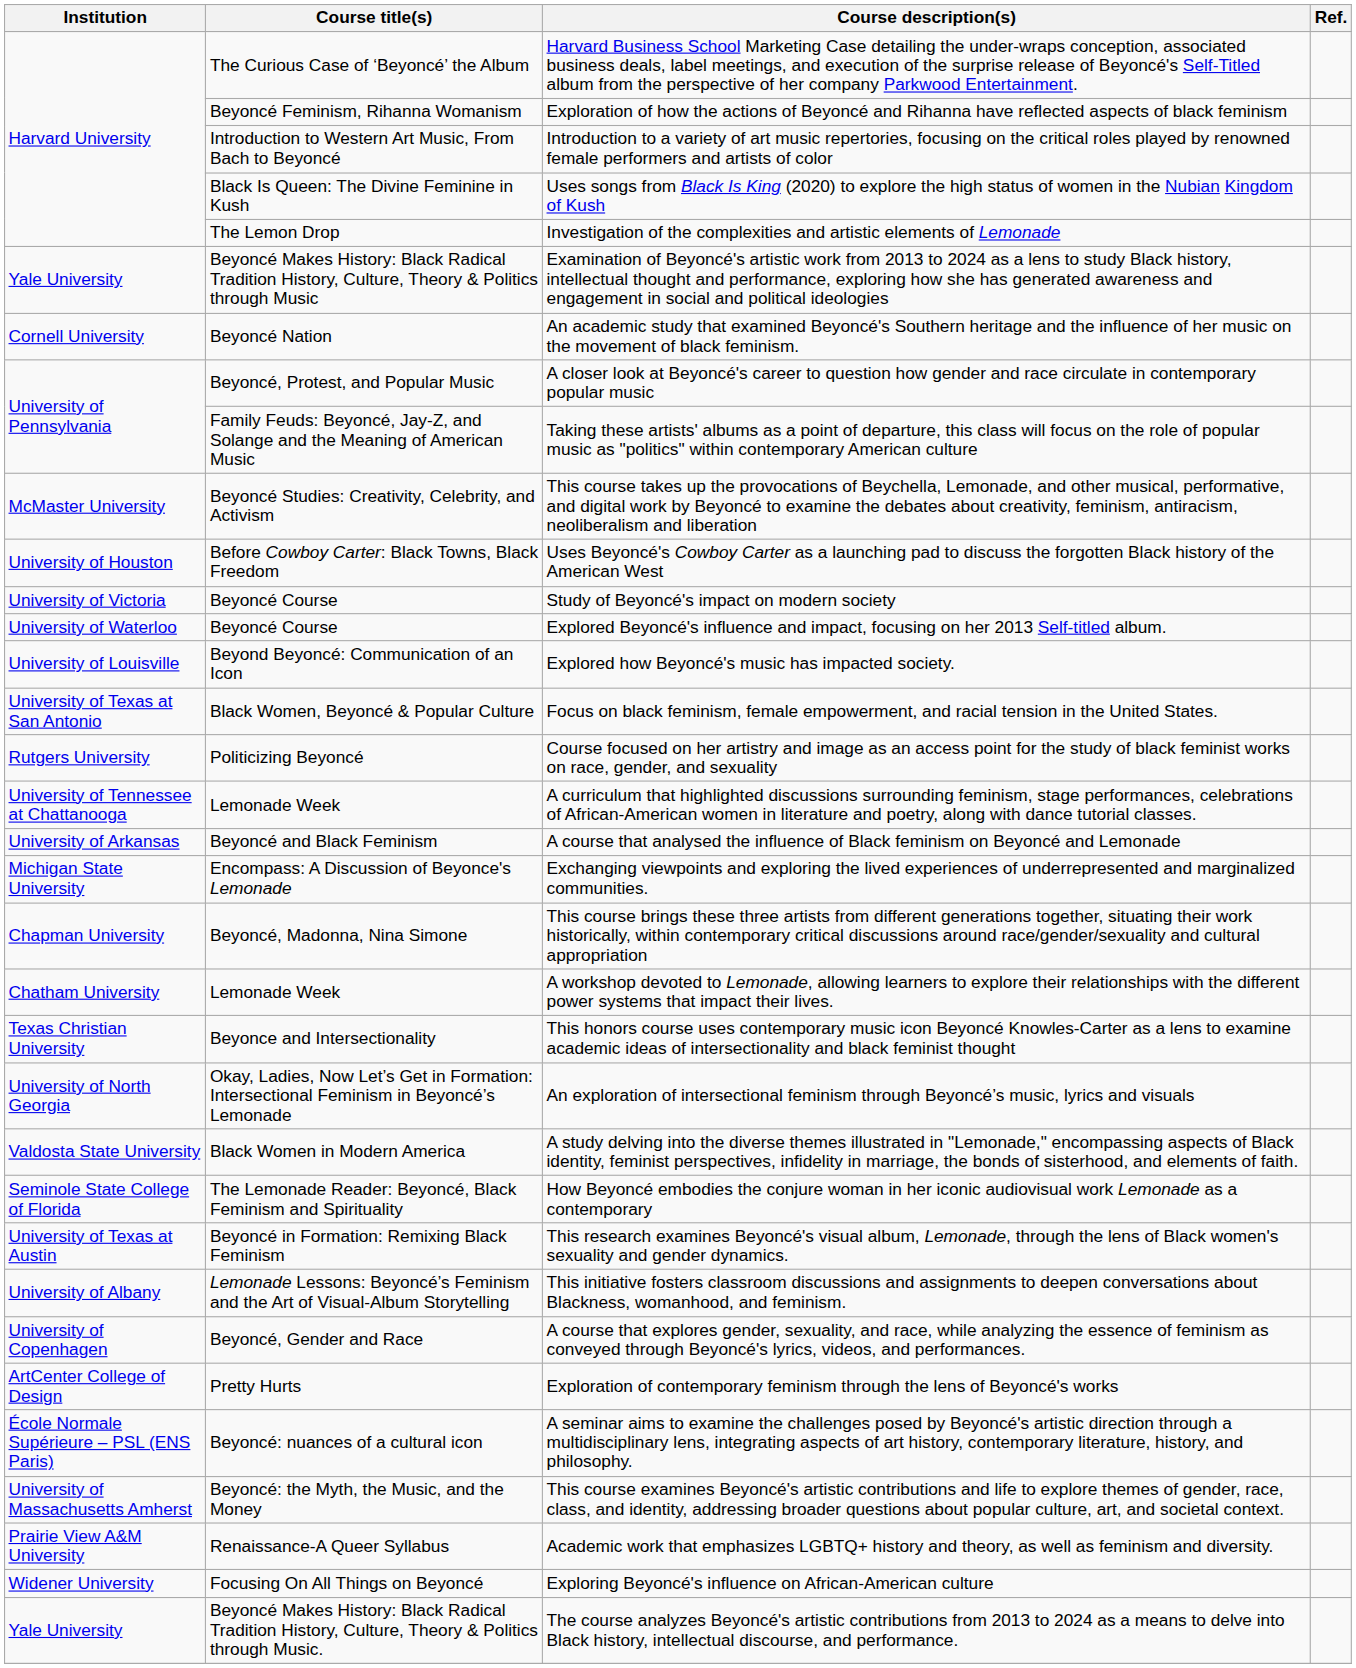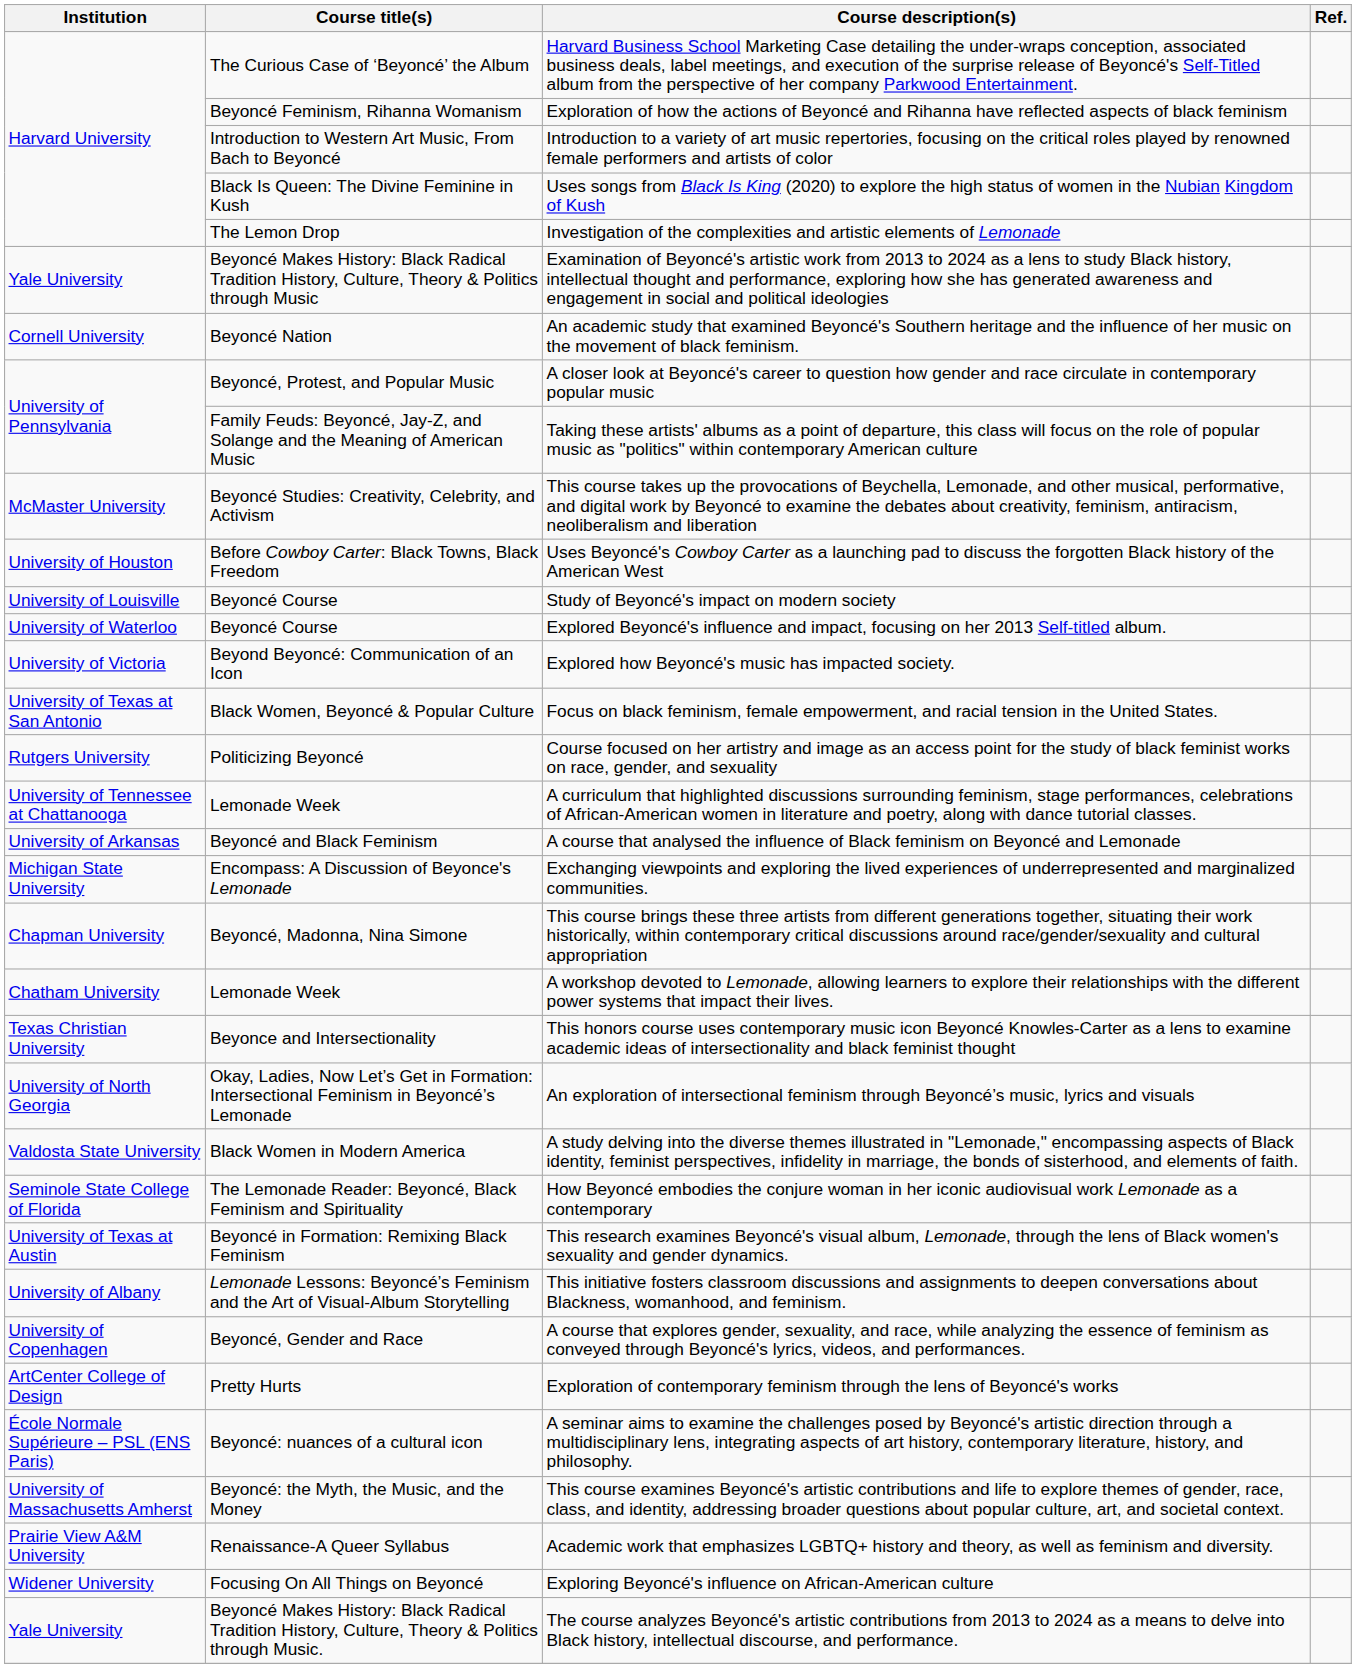(87, 599) University of Victoria -> (94, 599) University of Louisville
(94, 664) University of Louisville -> (87, 664) University of Victoria
